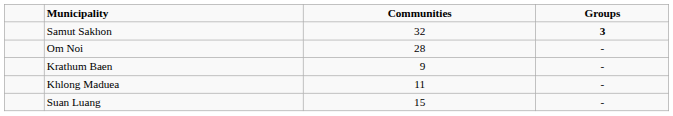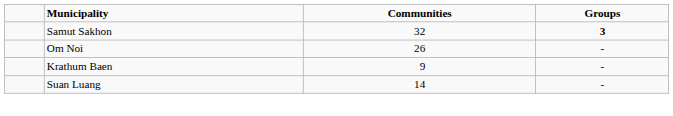(420, 48) 28 -> (420, 48) 26
- row: (83, 84)
(420, 102) 15 -> (420, 84) 14
